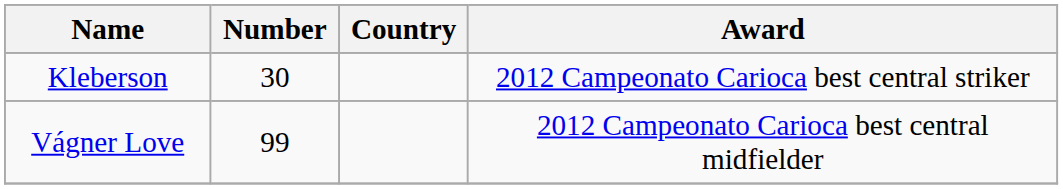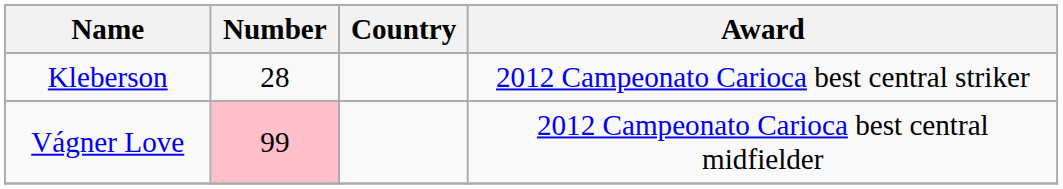(275, 76) 30 -> (275, 76) 28
(275, 142) no background -> (275, 142) pink background
